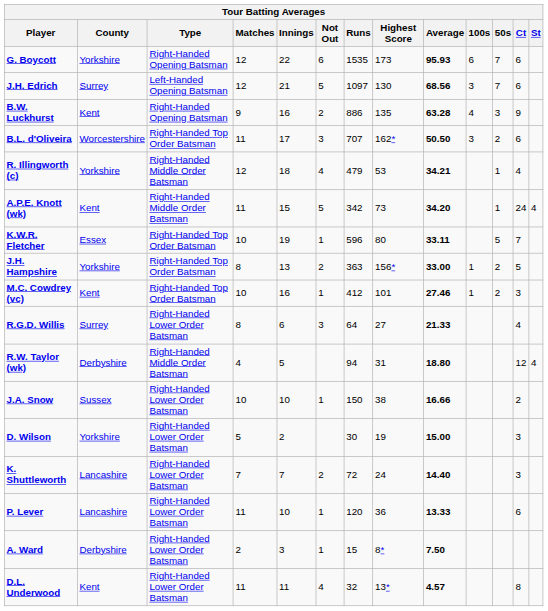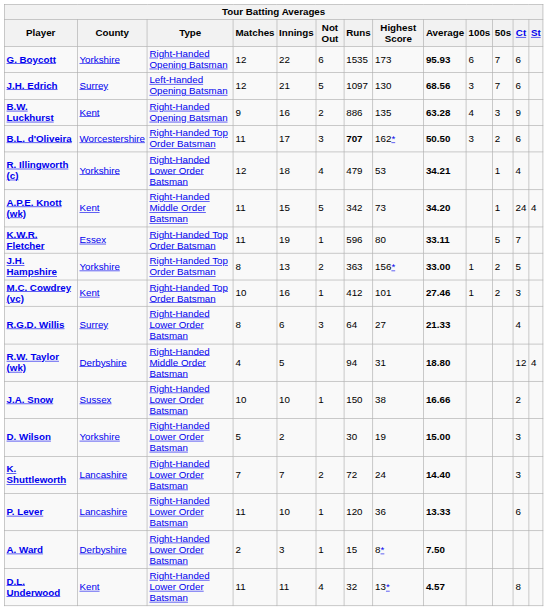(354, 139) normal -> (354, 139) bold
(180, 170) Right-Handed Middle Order Batsman -> (180, 170) Right-Handed Lower Order Batsman
(241, 240) 10 -> (241, 240) 11
